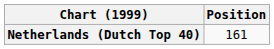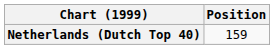(236, 35) 161 -> (236, 35) 159
